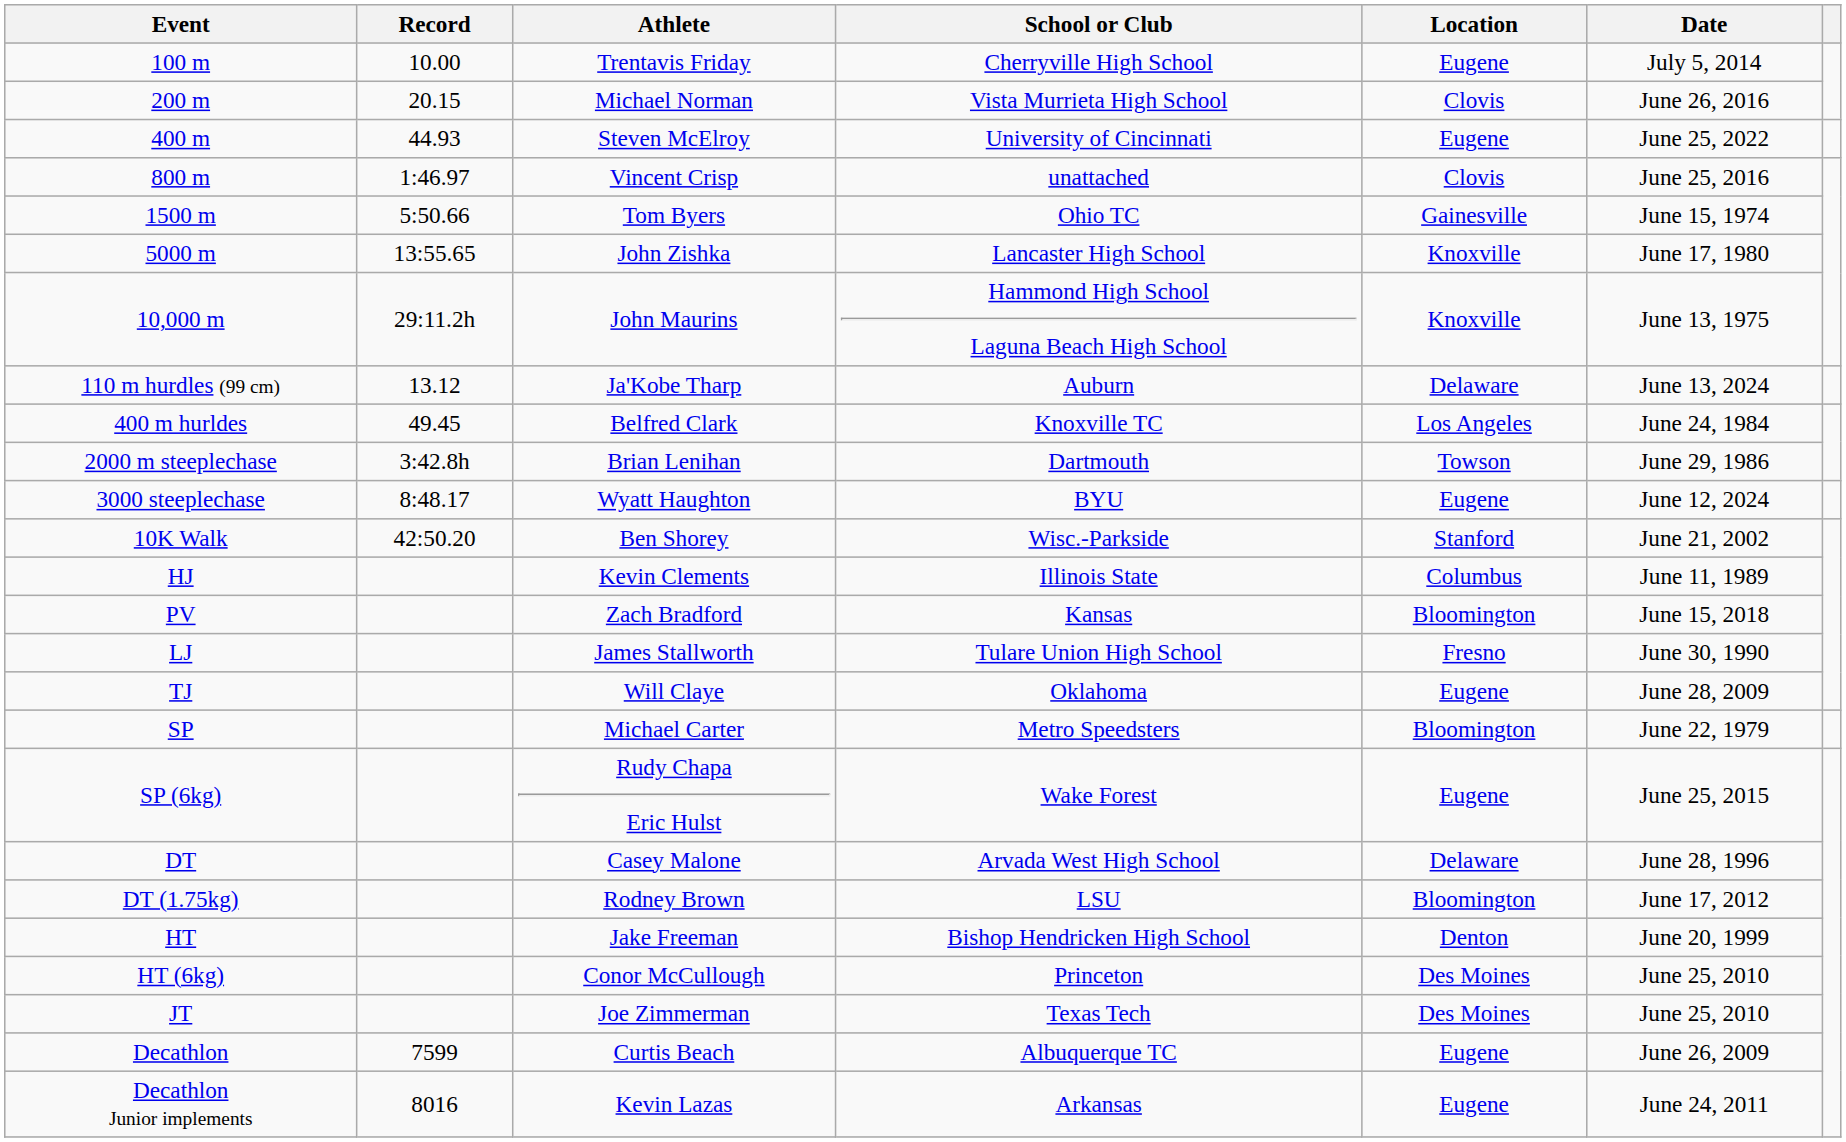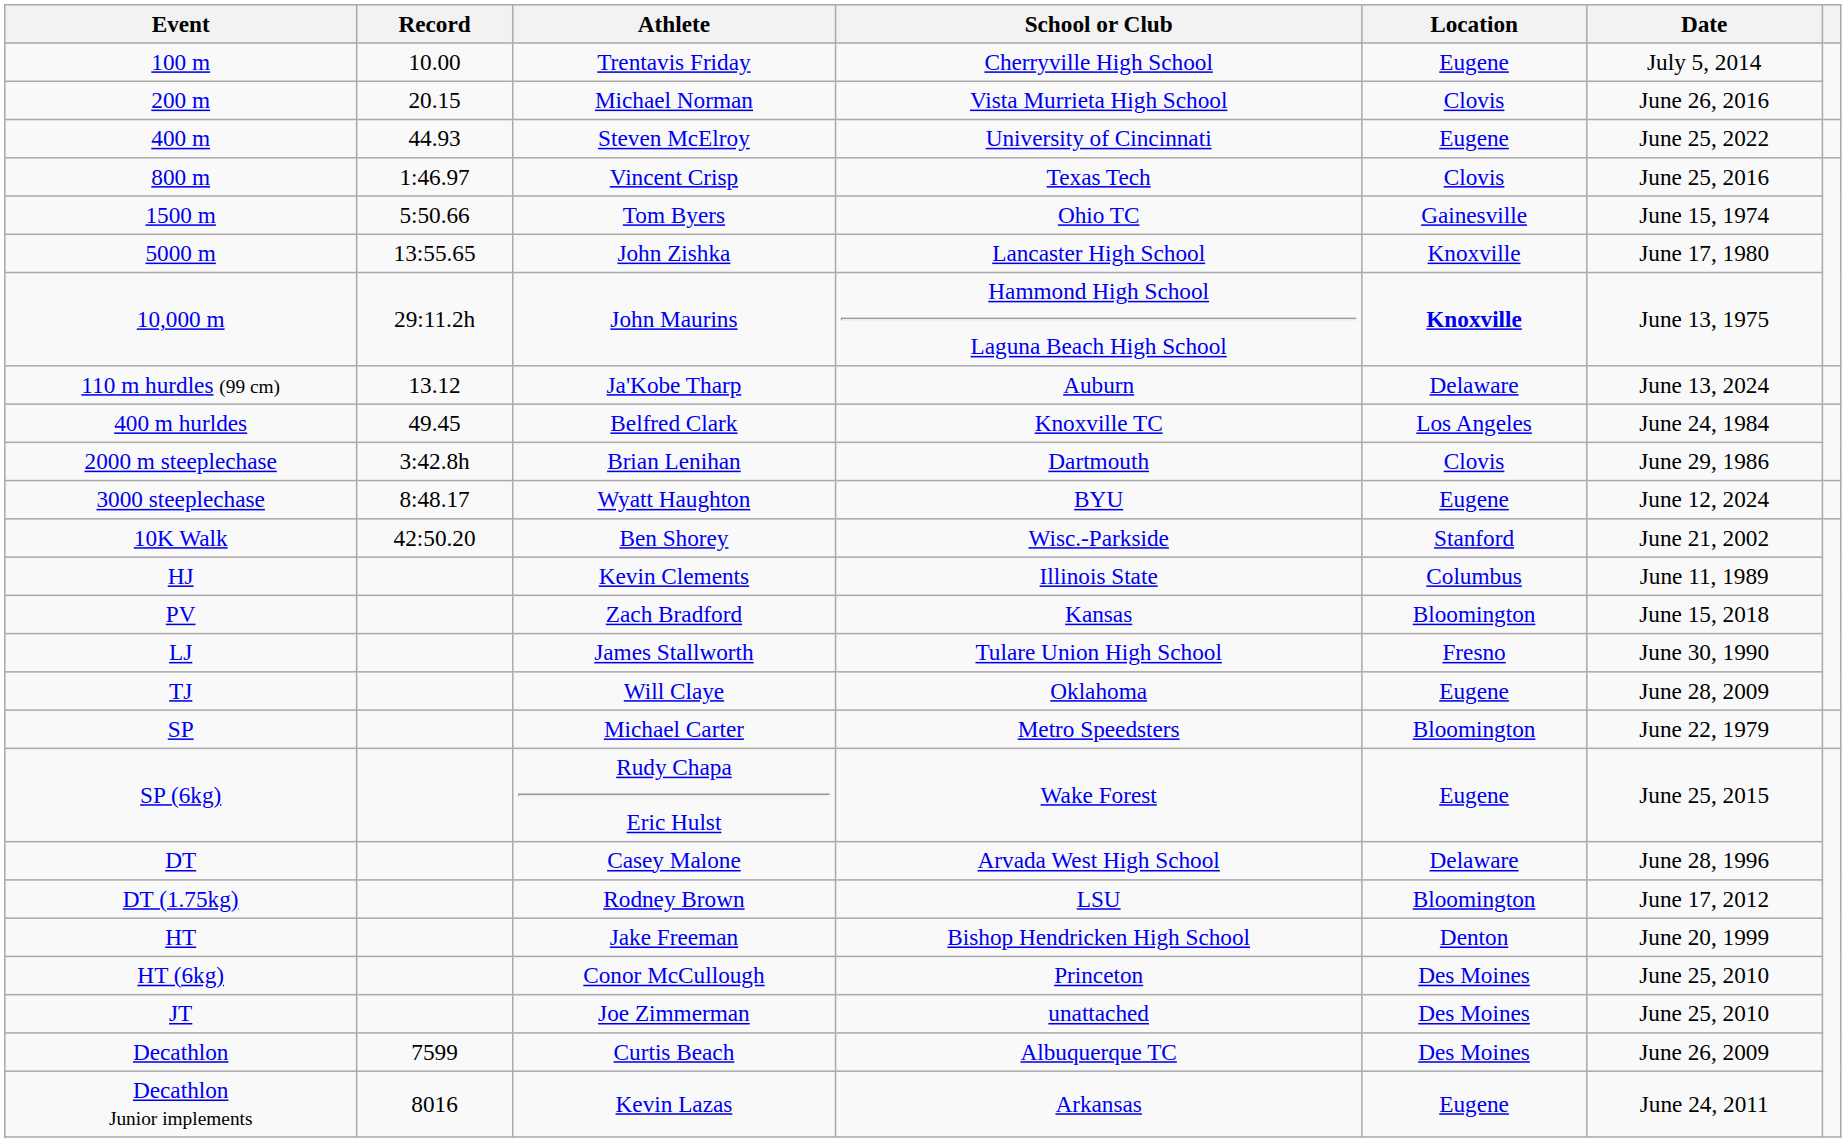(1099, 177) unattached -> (1099, 177) Texas Tech
(1474, 319) normal -> (1474, 319) bold
(1474, 461) Towson -> (1474, 461) Clovis
(1099, 1013) Texas Tech -> (1099, 1013) unattached
(1474, 1051) Eugene -> (1474, 1051) Des Moines
